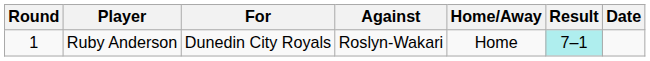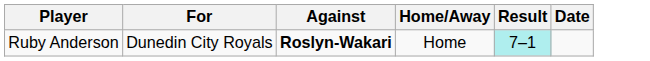- column: (34, 17)
(391, 42) normal -> (336, 42) bold
